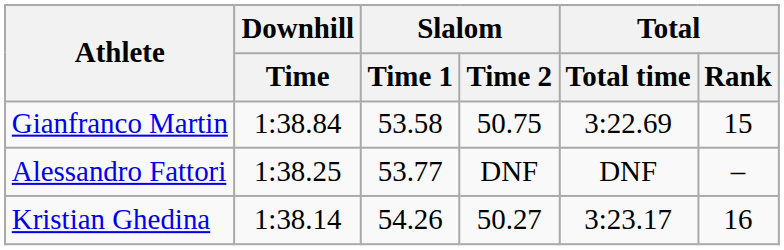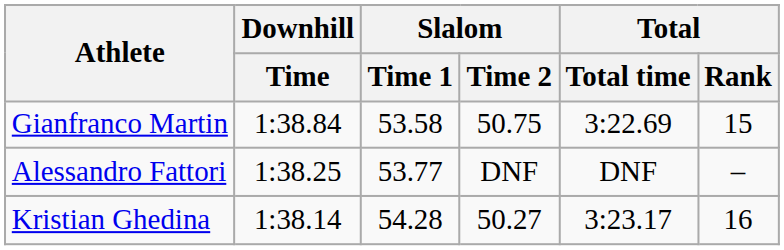(410, 219) 54.26 -> (410, 219) 54.28
